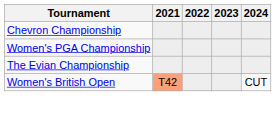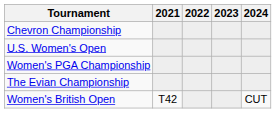+ row: (56, 48)
(168, 83) lightsalmon background -> (168, 100) no background
